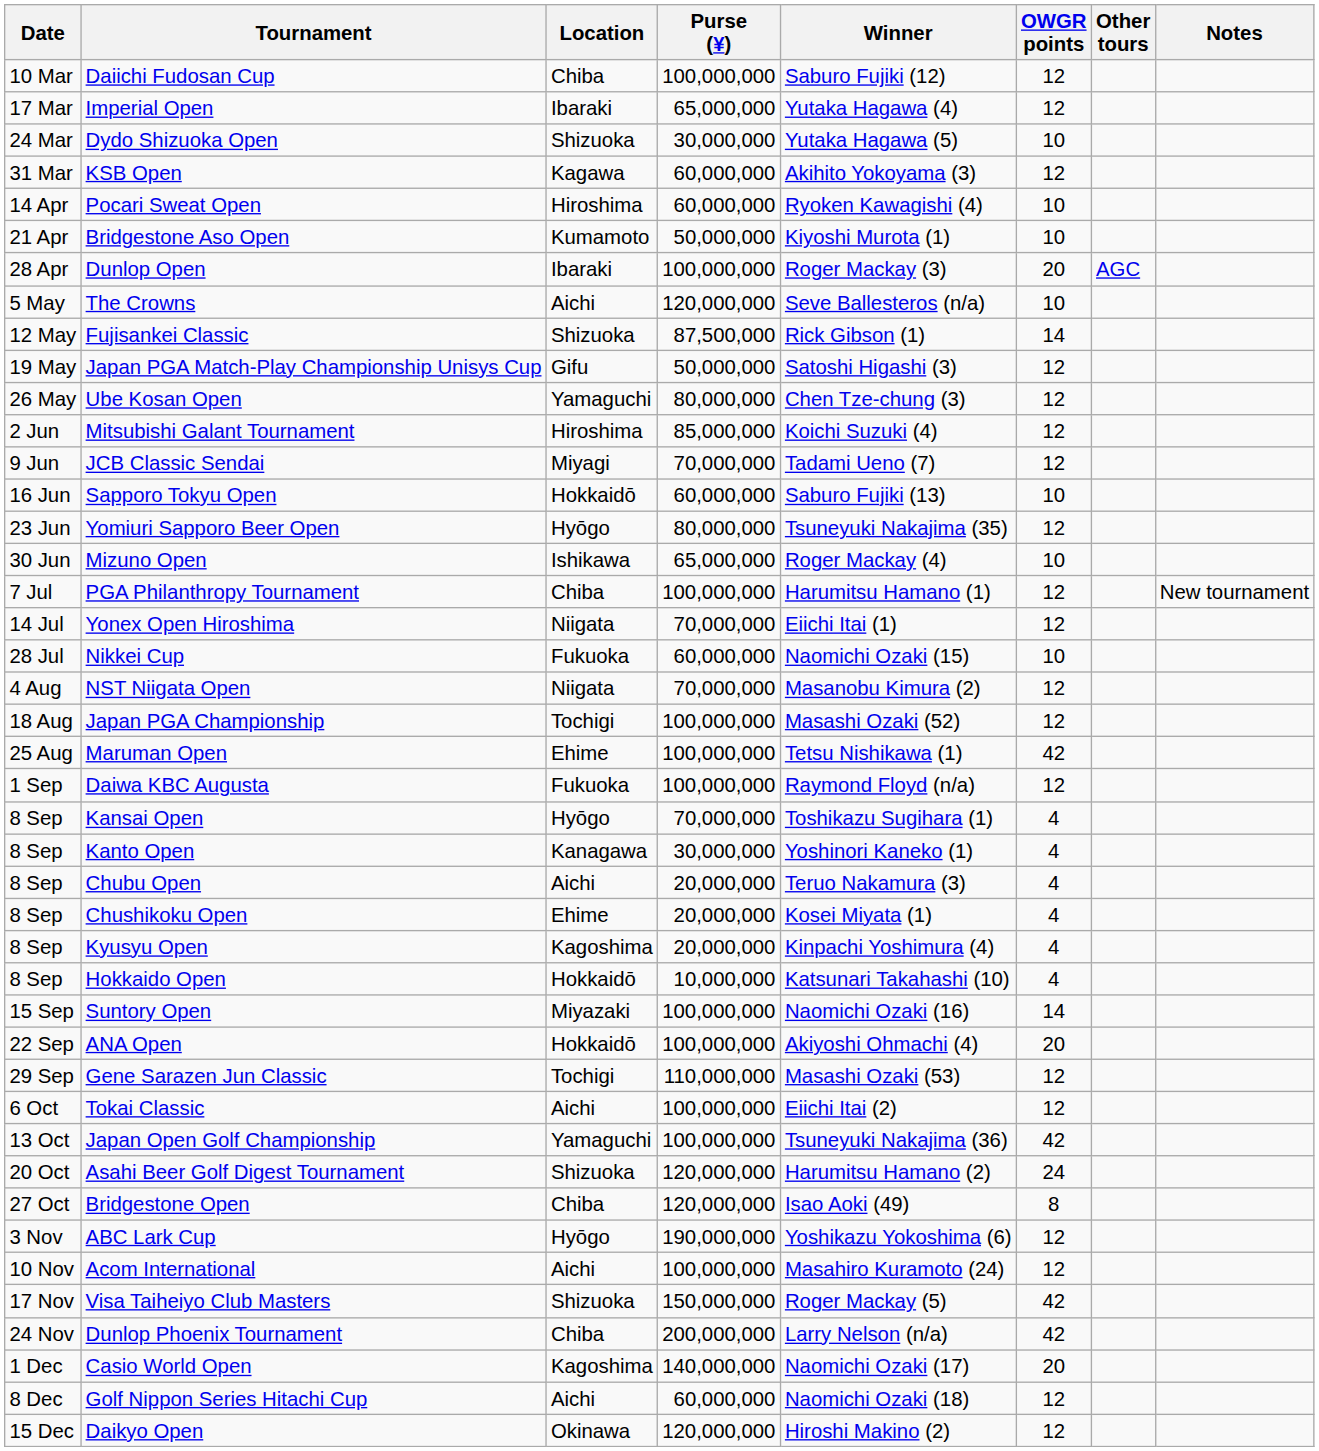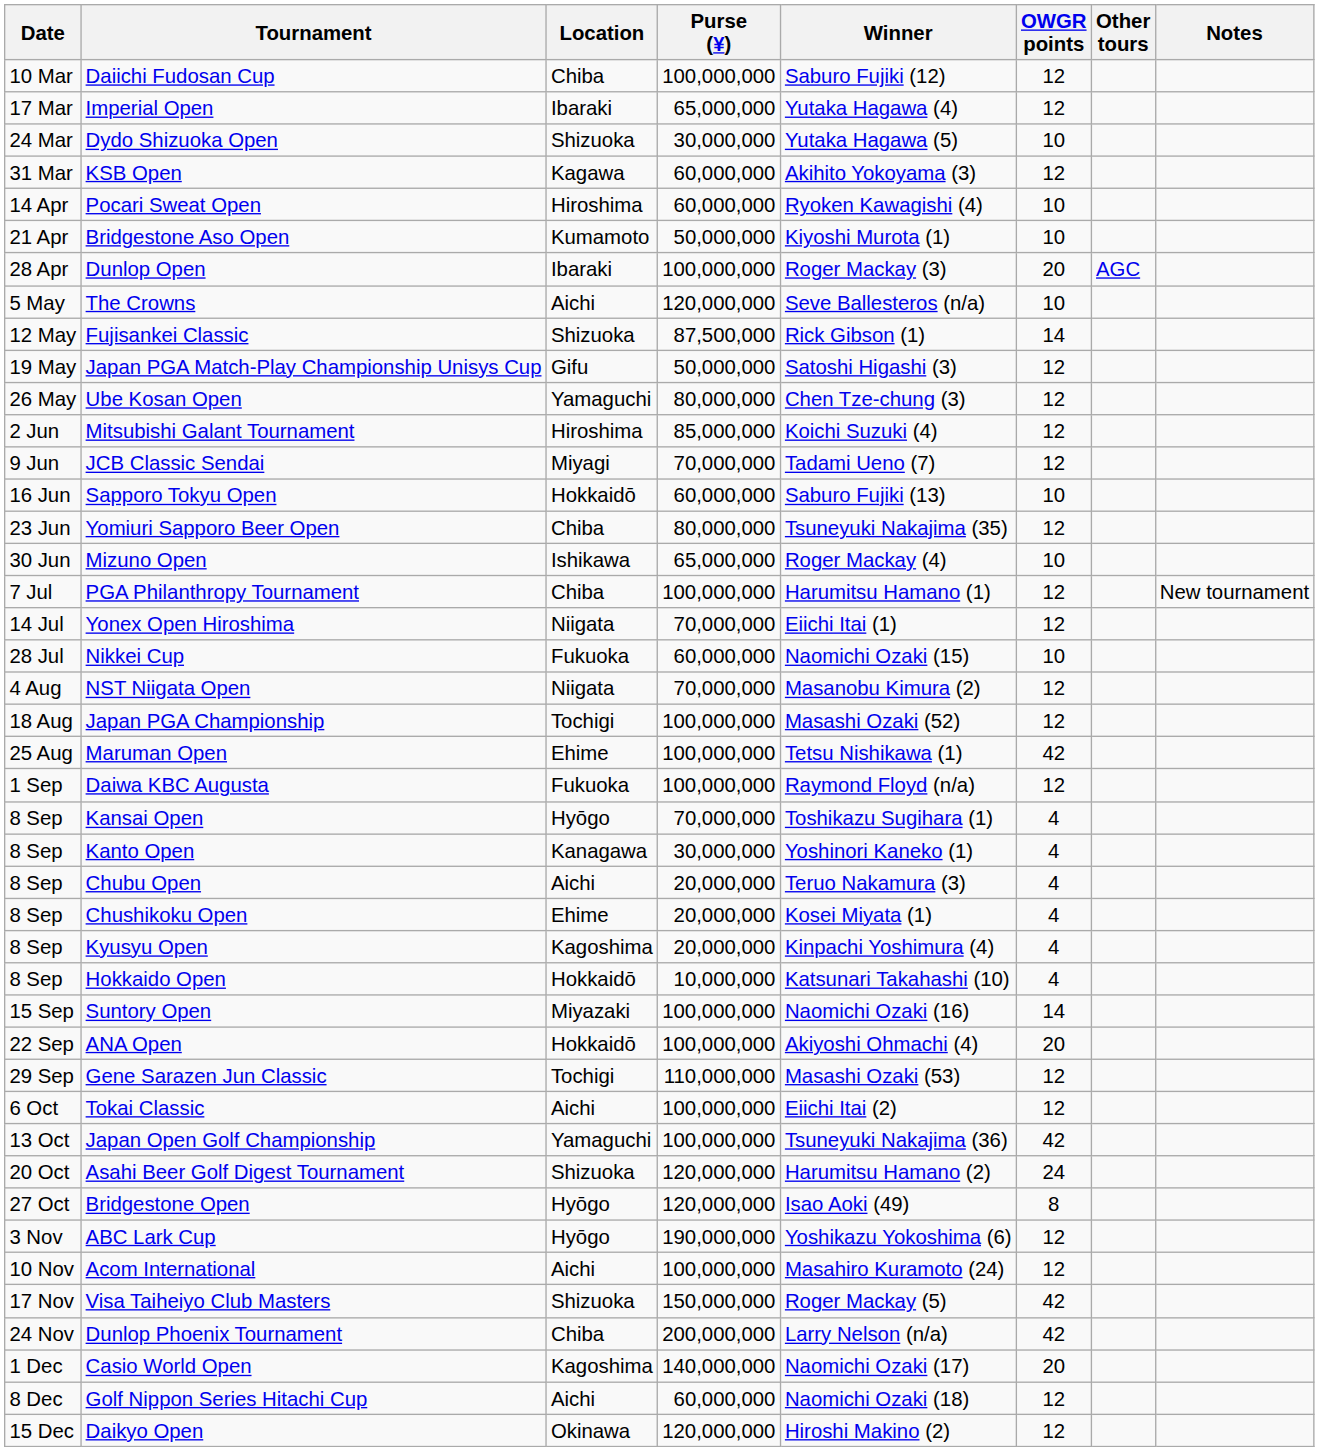(580, 527) Hyōgo -> (578, 527) Chiba
(578, 1205) Chiba -> (580, 1205) Hyōgo
